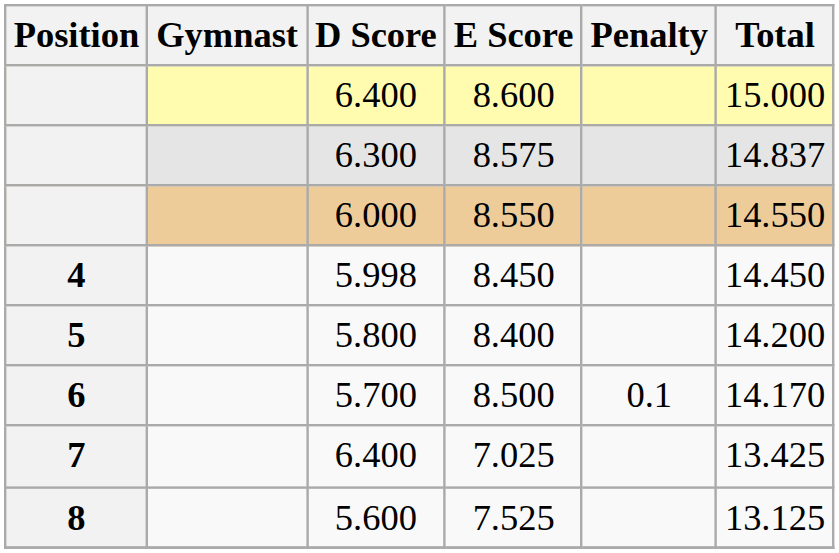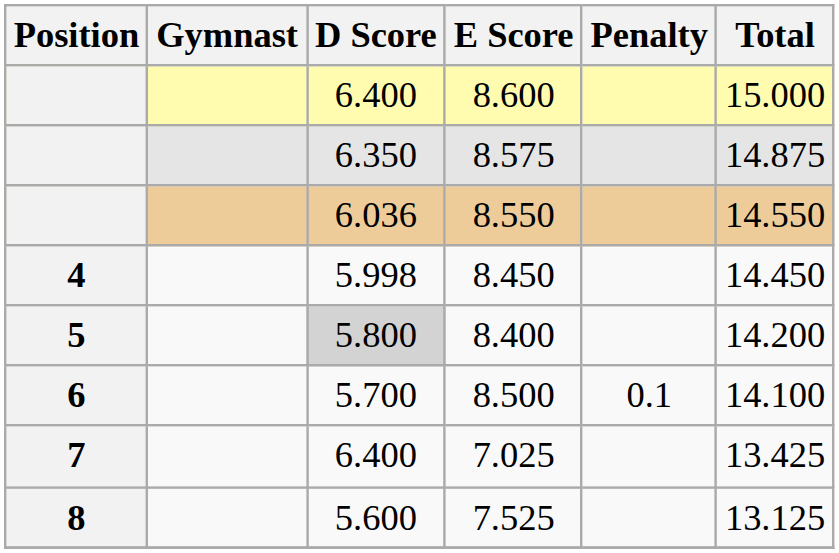(376, 155) 6.300 -> (376, 155) 6.350
(775, 155) 14.837 -> (775, 155) 14.875
(376, 215) 6.000 -> (376, 215) 6.036
(376, 335) no background -> (376, 335) lightgrey background
(775, 395) 14.170 -> (775, 395) 14.100
